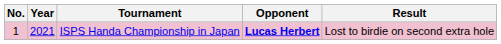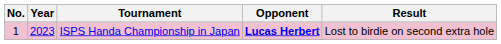(42, 31) 2021 -> (42, 31) 2023
